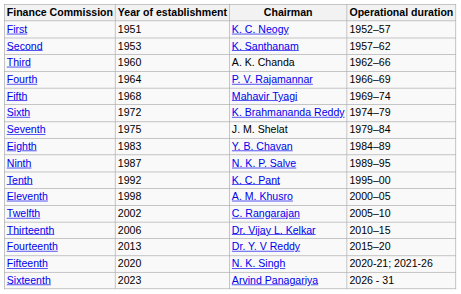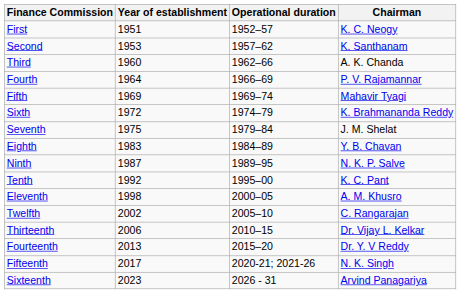columns swapped: (288, 12) <-> (401, 12)
(130, 96) 1968 -> (130, 96) 1969
(130, 264) 2020 -> (130, 264) 2017
